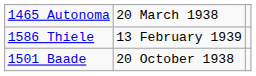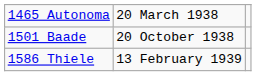rows swapped: (47, 59) <-> (51, 37)
